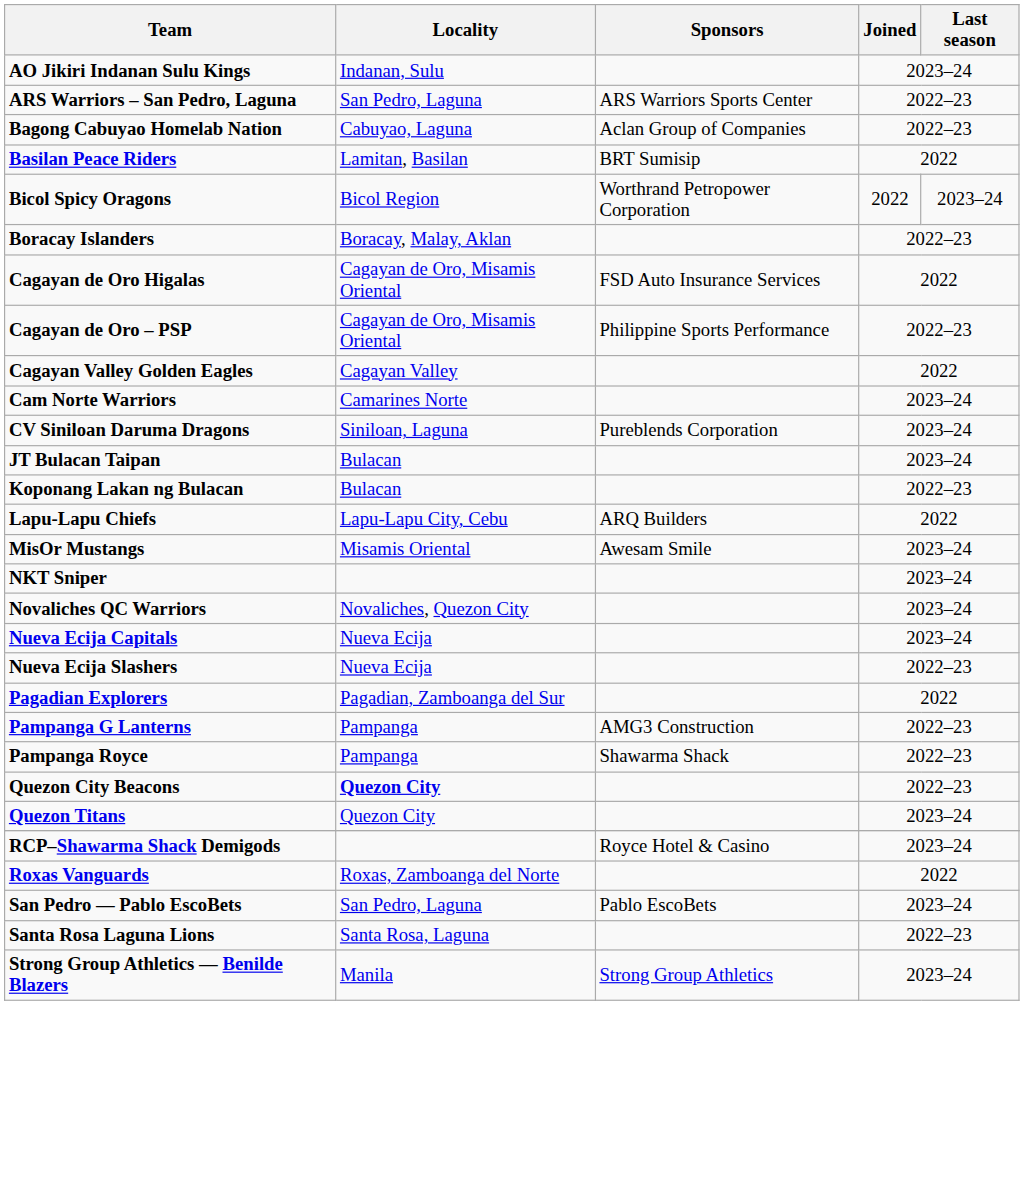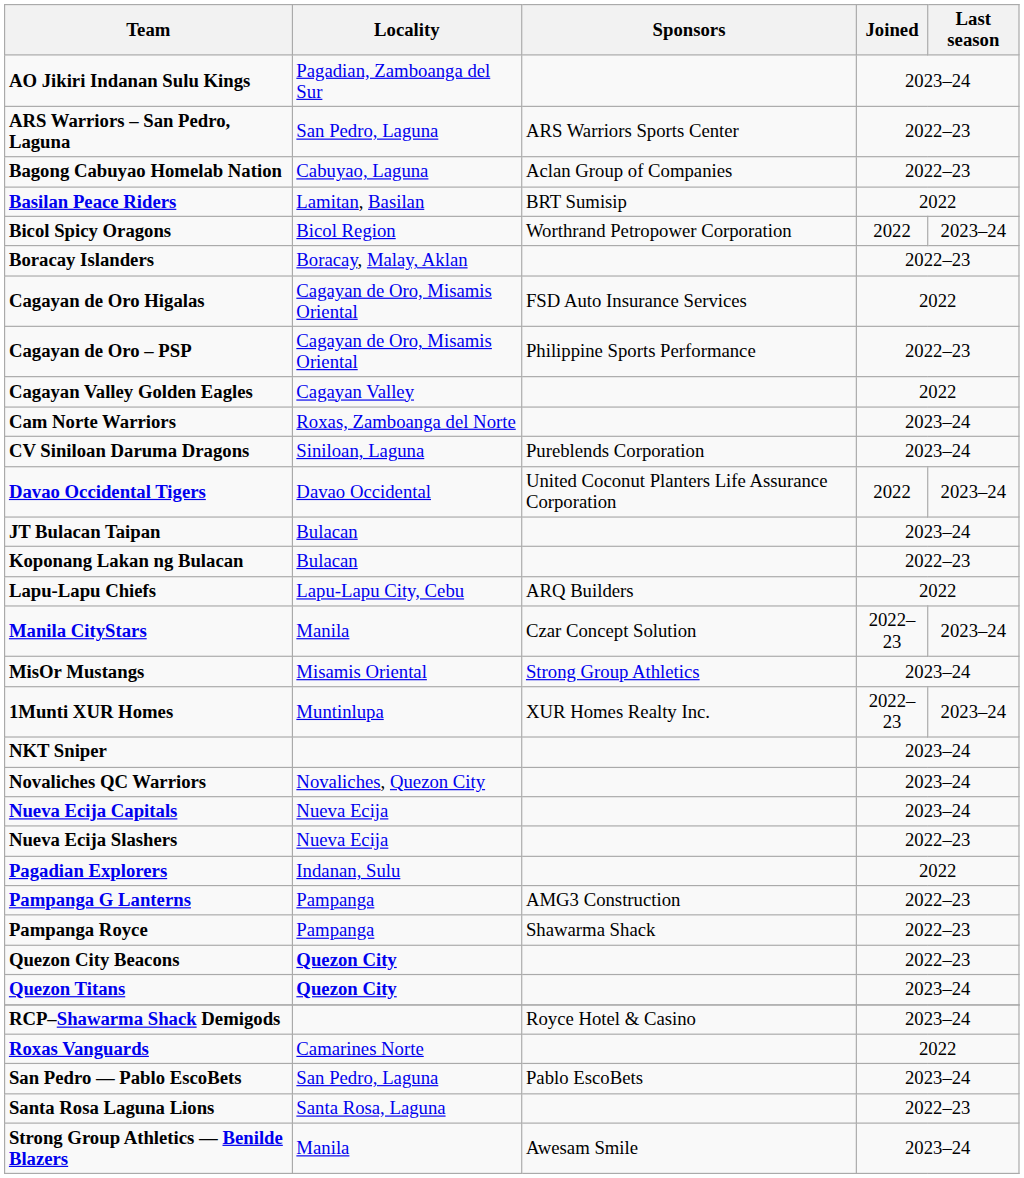(392, 70) Indanan, Sulu -> (393, 80) Pagadian, Zamboanga del Sur
(404, 400) Camarines Norte -> (406, 421) Roxas, Zamboanga del Norte
+ row: (107, 491)
+ row: (78, 631)
(655, 548) Awesam Smile -> (613, 671) Strong Group Athletics
+ row: (91, 711)
(452, 697) Pagadian, Zamboanga del Sur -> (348, 870) Indanan, Sulu
(387, 816) normal -> (347, 989) bold
(450, 875) Roxas, Zamboanga del Norte -> (360, 1048) Camarines Norte
(686, 975) Strong Group Athletics -> (582, 1148) Awesam Smile
